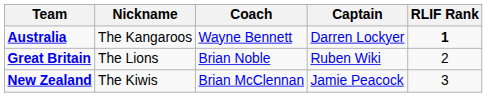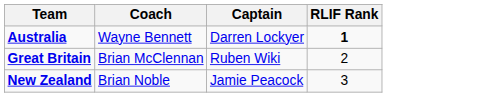- column: (145, 15)
(234, 59) Brian Noble -> (151, 59) Brian McClennan
(251, 80) Brian McClennan -> (134, 80) Brian Noble
